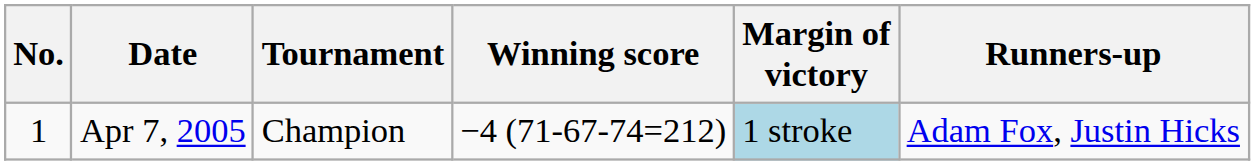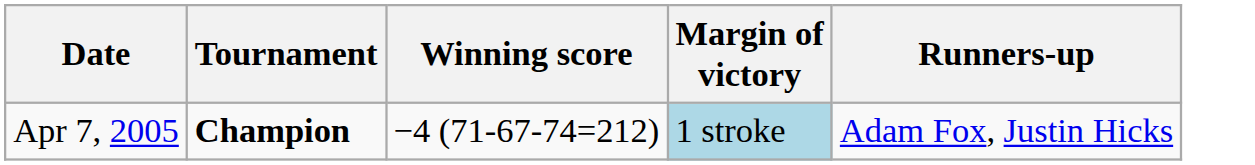- column: (39, 53)
(333, 130) normal -> (272, 130) bold
